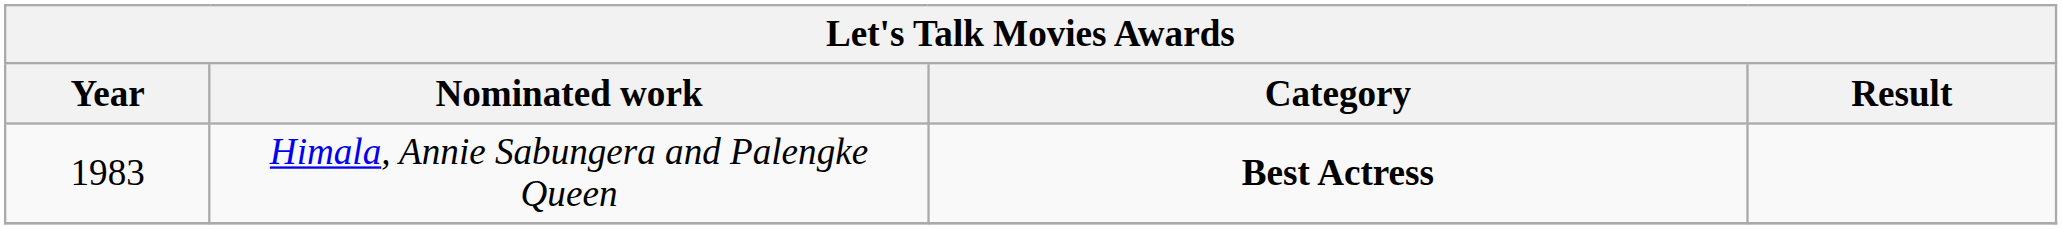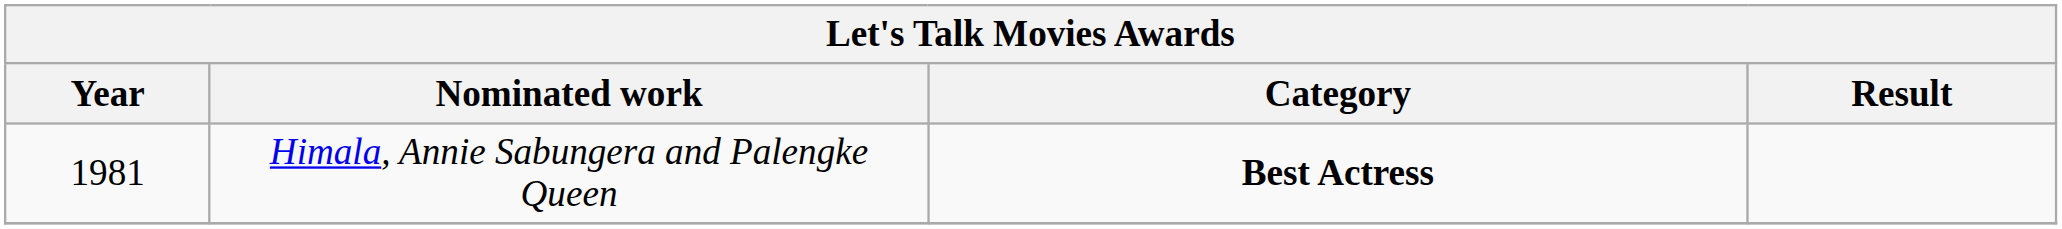(108, 172) 1983 -> (108, 172) 1981
